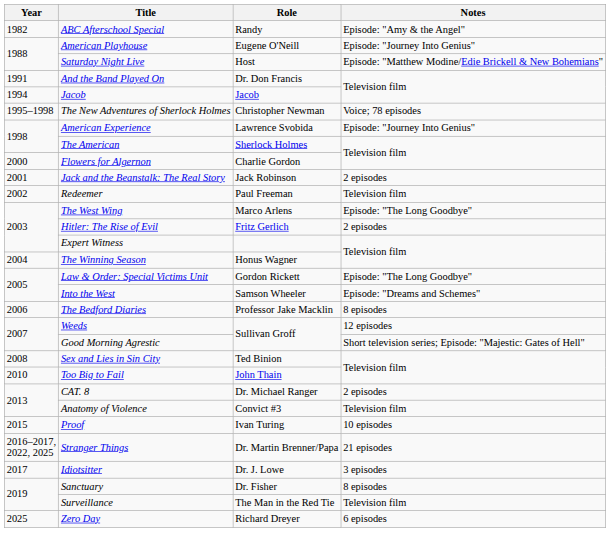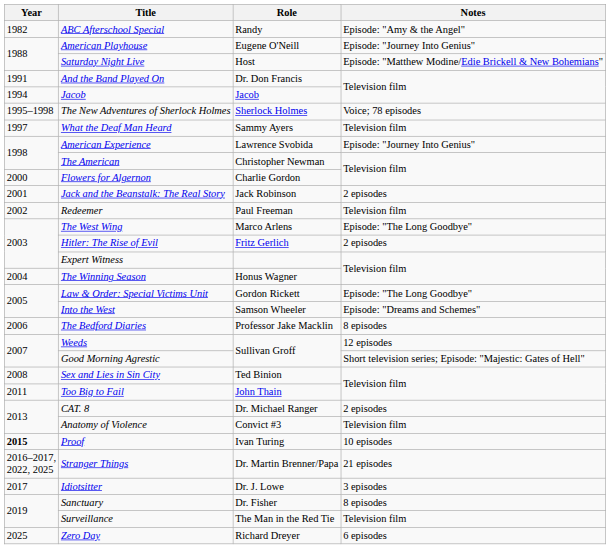(280, 111) Christopher Newman -> (271, 111) Sherlock Holmes
+ row: (116, 128)
(271, 144) Sherlock Holmes -> (280, 161) Christopher Newman
(17, 375) 2010 -> (17, 392) 2011
(17, 425) normal -> (17, 441) bold
